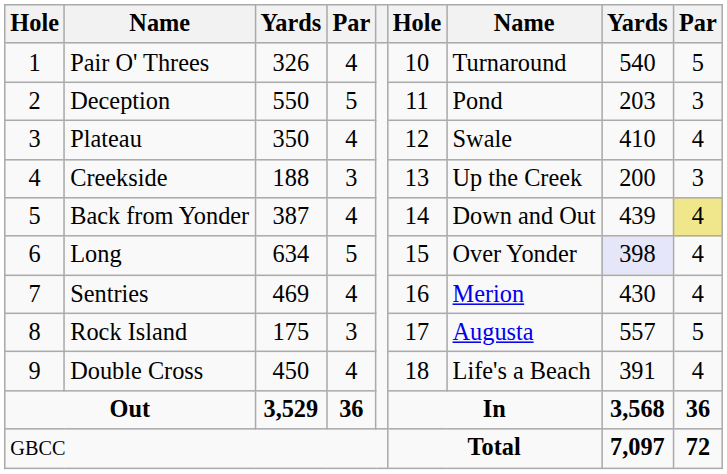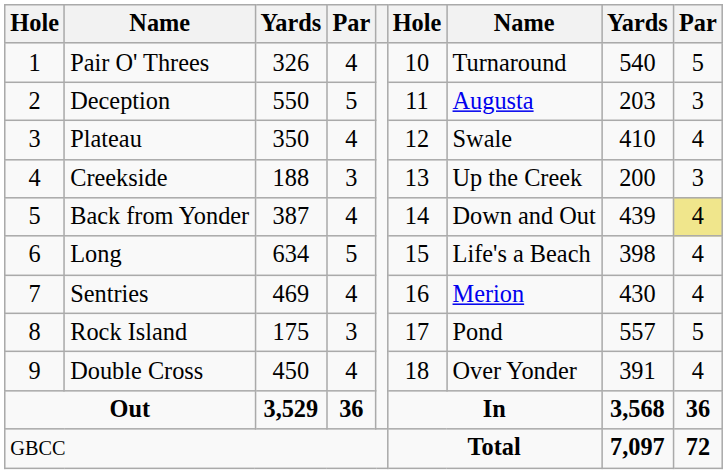(478, 100) Pond -> (493, 100) Augusta
(515, 255) Over Yonder -> (522, 255) Life's a Beach
(637, 255) lavender background -> (637, 255) no background
(493, 332) Augusta -> (478, 332) Pond
(522, 370) Life's a Beach -> (515, 370) Over Yonder
